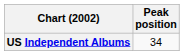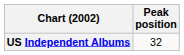(156, 42) 34 -> (156, 42) 32
